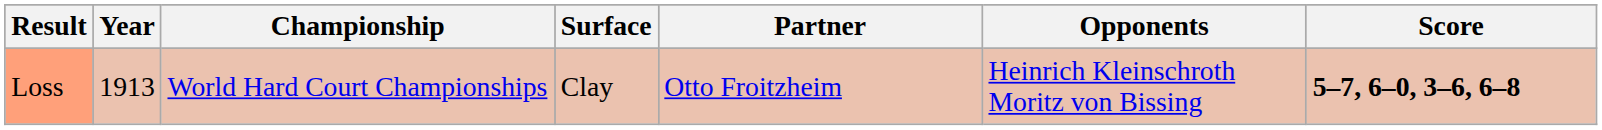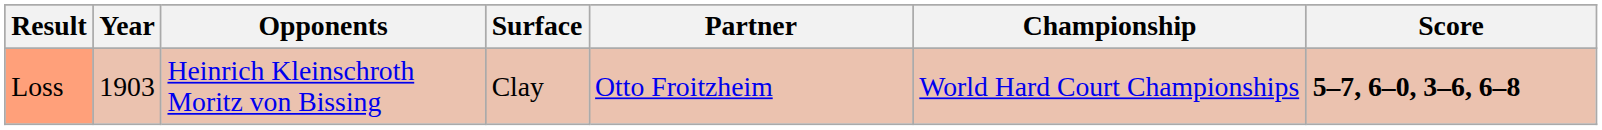columns swapped: (358, 26) <-> (1144, 26)
(127, 85) 1913 -> (127, 85) 1903
